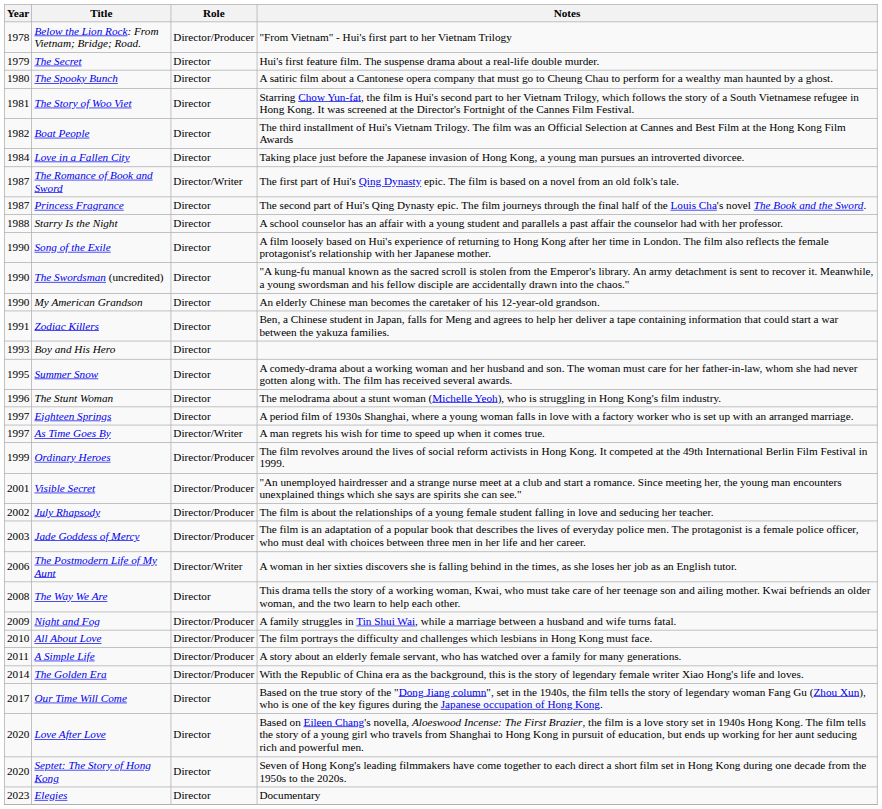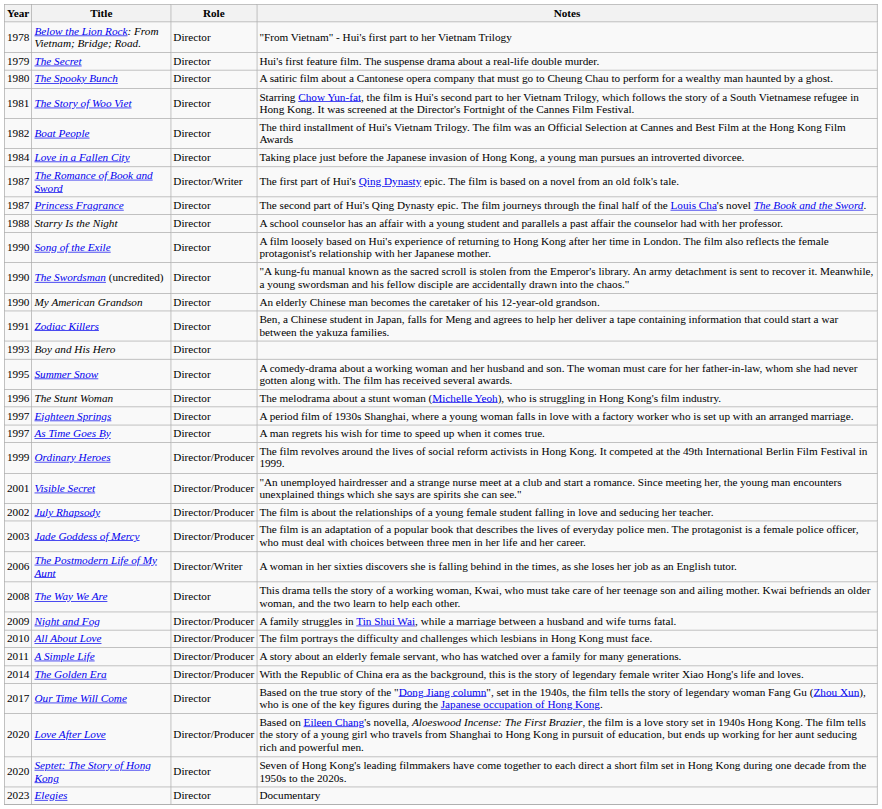(214, 37) Director/Producer -> (192, 37) Director
(208, 433) Director/Writer -> (192, 433) Director
(192, 735) Director -> (214, 735) Director/Producer
